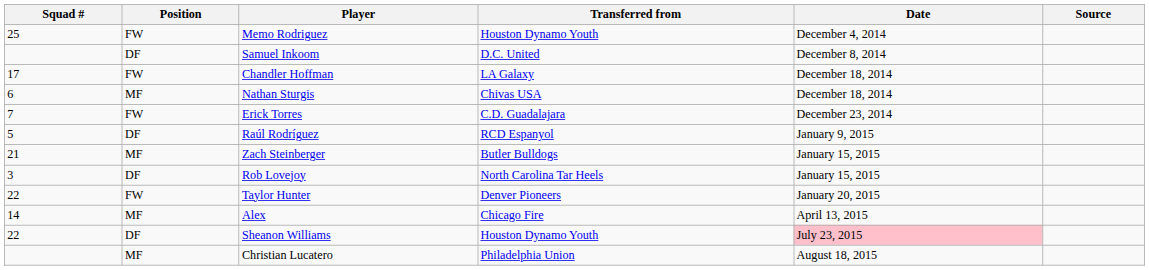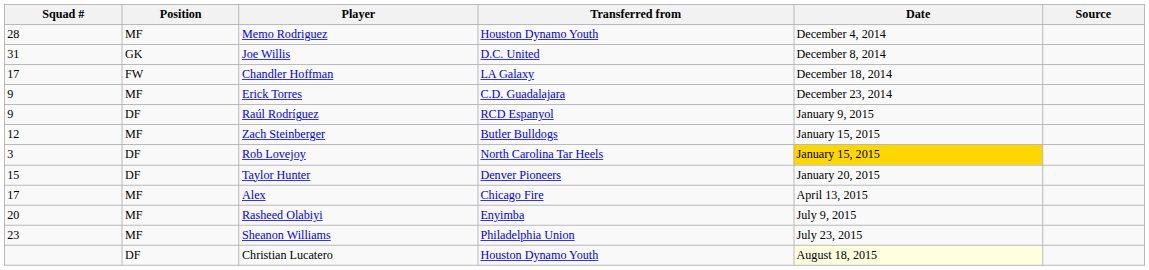(13, 34) 25 -> (13, 34) 28
(134, 34) FW -> (134, 34) MF
+ row: (266, 54)
- row: (281, 54)
- row: (278, 94)
(10, 114) 7 -> (10, 94) 9
(134, 114) FW -> (134, 94) MF
(10, 135) 5 -> (10, 114) 9
(13, 155) 21 -> (13, 135) 12
(838, 175) no background -> (838, 155) gold background
(13, 195) 22 -> (13, 175) 15
(134, 195) FW -> (133, 175) DF
(13, 215) 14 -> (13, 195) 17
+ row: (282, 215)
(13, 235) 22 -> (13, 235) 23
(133, 235) DF -> (134, 235) MF
(539, 235) Houston Dynamo Youth -> (528, 235) Philadelphia Union
(829, 235) pink background -> (829, 235) no background
(134, 255) MF -> (133, 255) DF
(528, 255) Philadelphia Union -> (539, 255) Houston Dynamo Youth
(837, 255) no background -> (837, 255) lightyellow background
